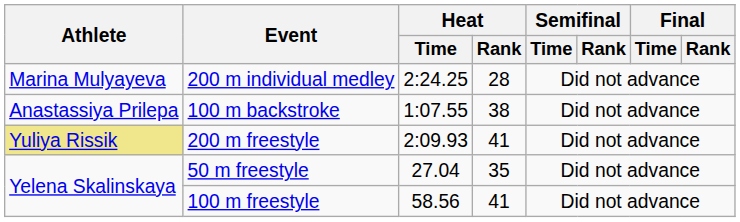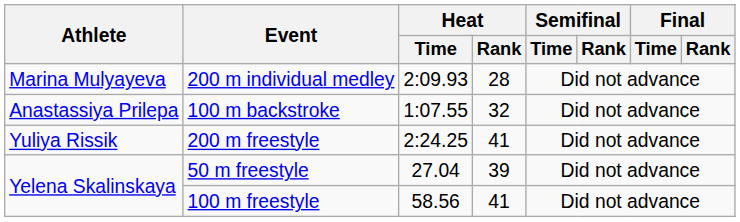(436, 80) 2:24.25 -> (436, 80) 2:09.93
(499, 110) 38 -> (499, 110) 32
(63, 141) khaki background -> (63, 141) no background
(436, 141) 2:09.93 -> (436, 141) 2:24.25
(499, 171) 35 -> (499, 171) 39
